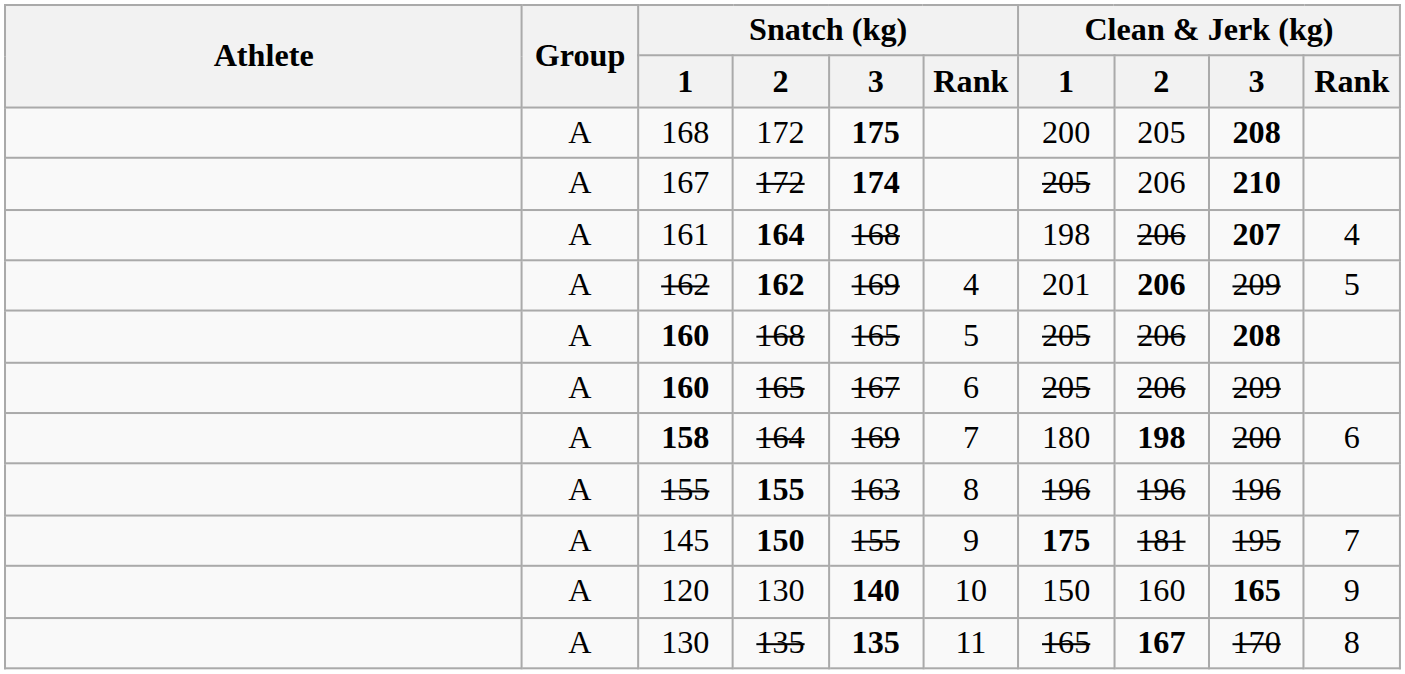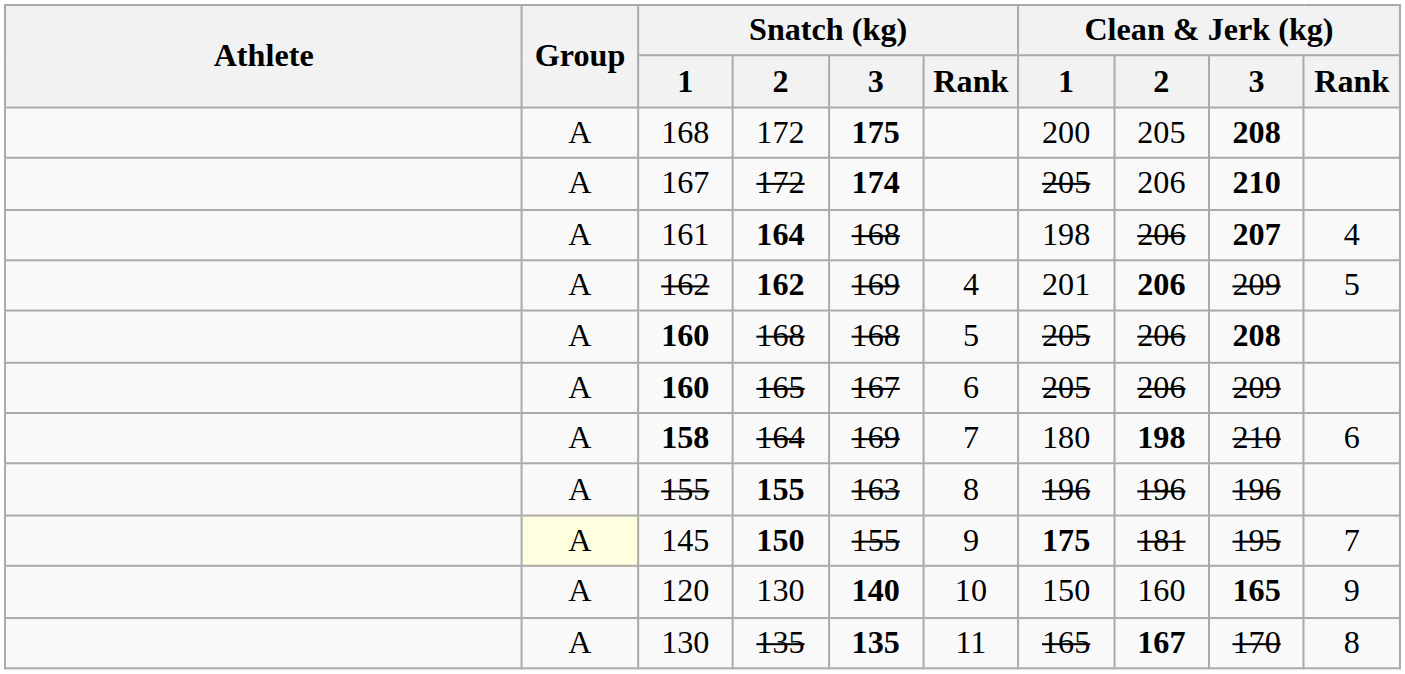(876, 336) 165 -> (876, 336) 168
(1257, 438) 200 -> (1257, 438) 210
(580, 540) no background -> (580, 540) lightyellow background
